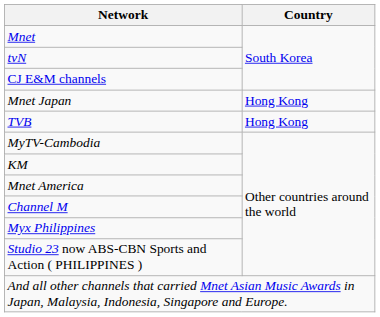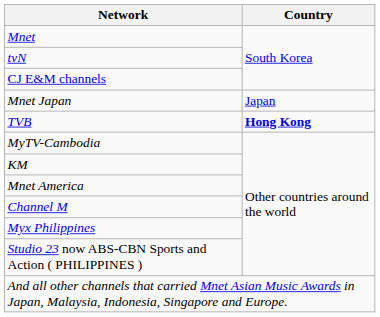(276, 100) Hong Kong -> (260, 100) Japan
(276, 121) normal -> (278, 121) bold
